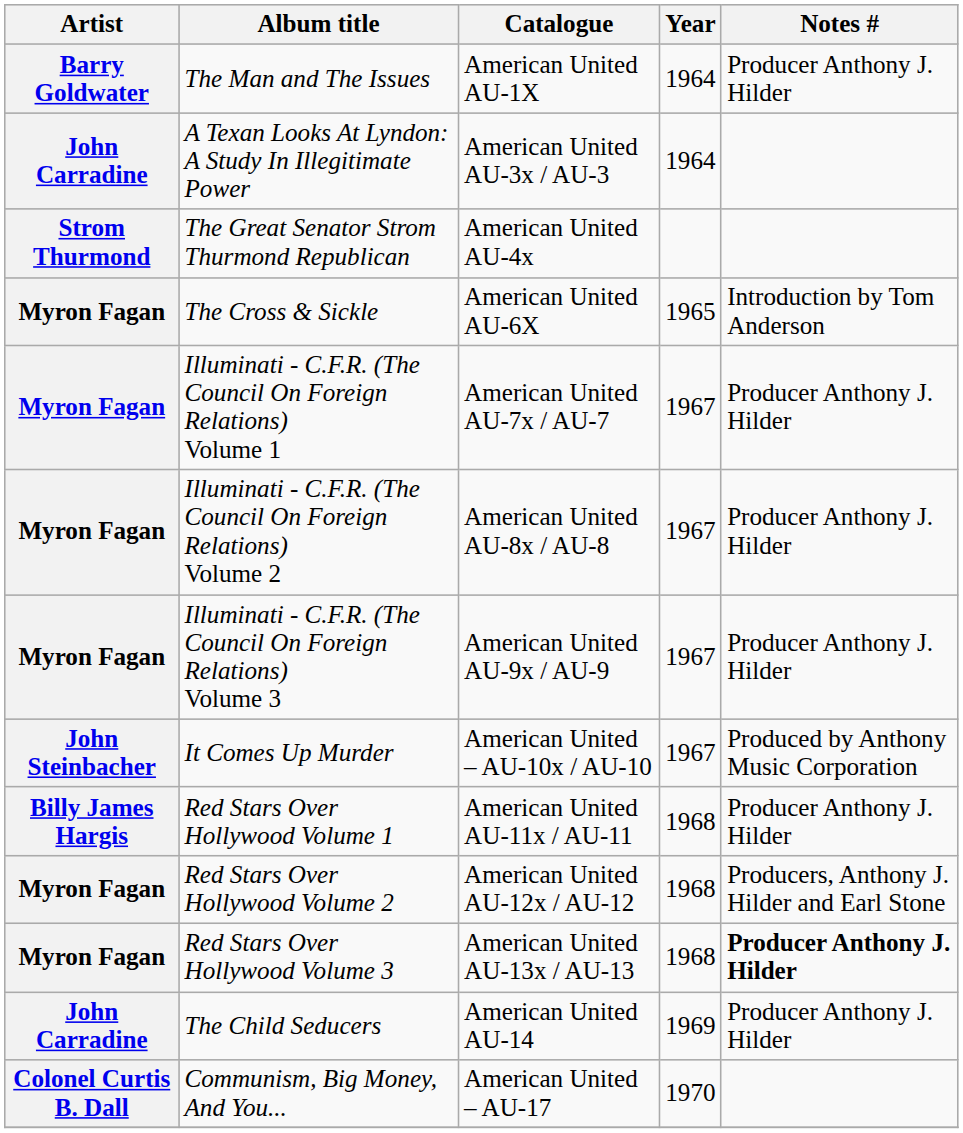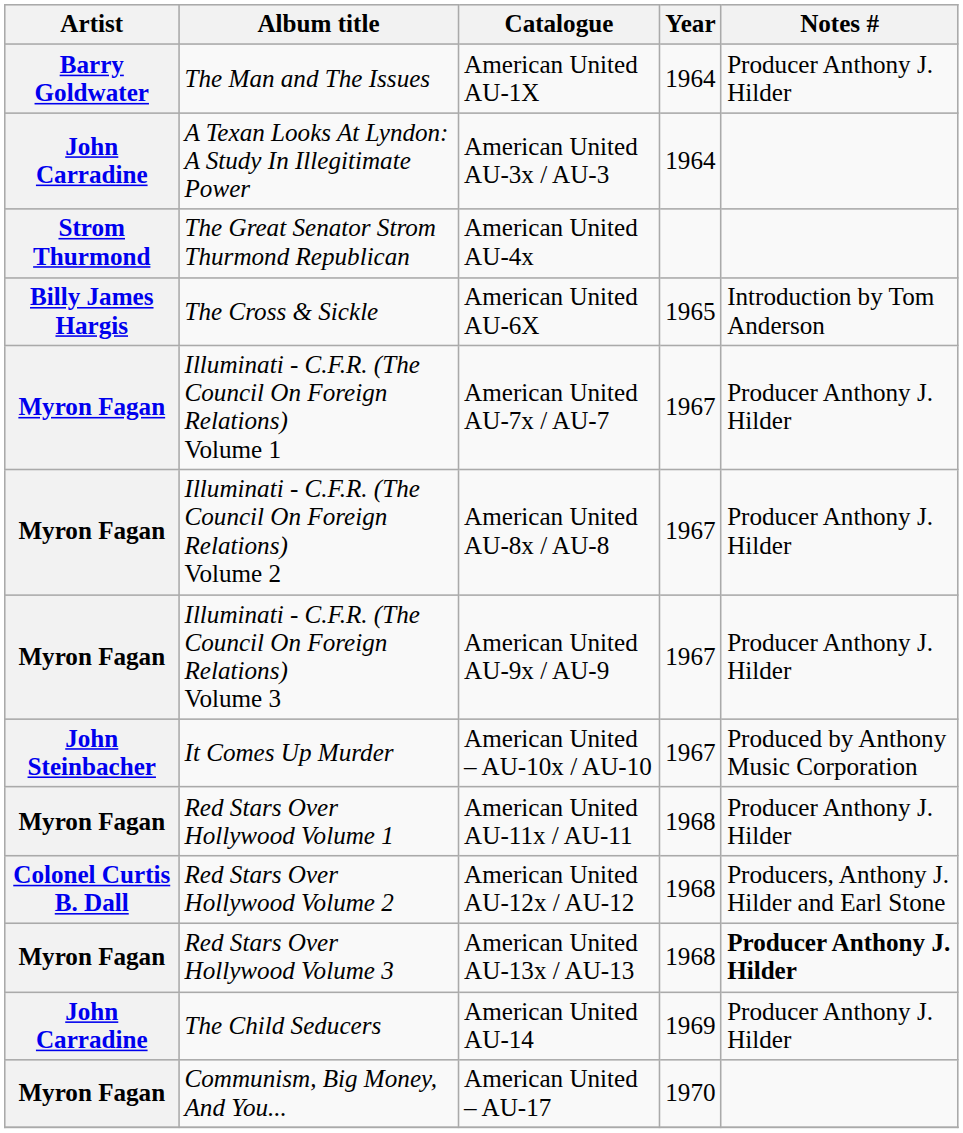(92, 310) Myron Fagan -> (92, 310) Billy James Hargis
(92, 820) Billy James Hargis -> (92, 820) Myron Fagan
(92, 889) Myron Fagan -> (92, 889) Colonel Curtis B. Dall
(92, 1093) Colonel Curtis B. Dall -> (92, 1093) Myron Fagan
